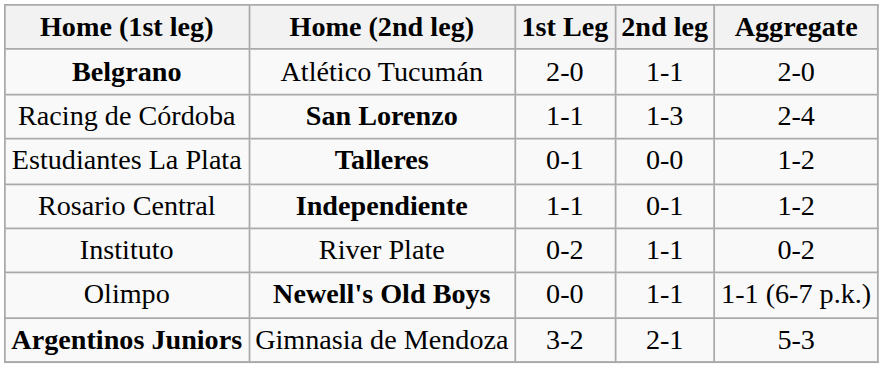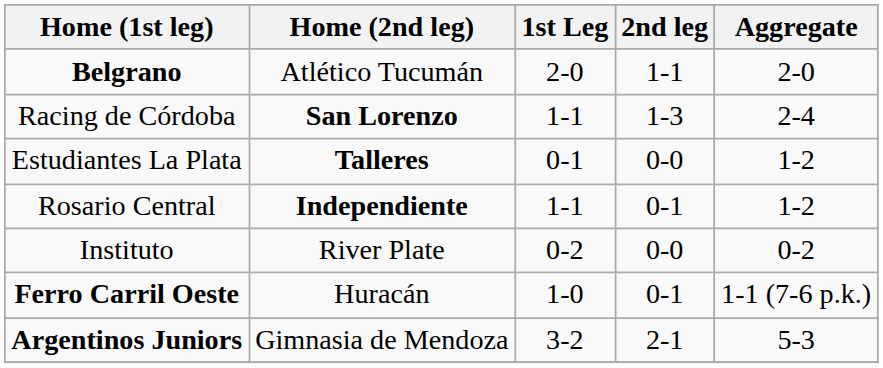(665, 250) 1-1 -> (665, 250) 0-0
+ row: (127, 294)
- row: (127, 294)
